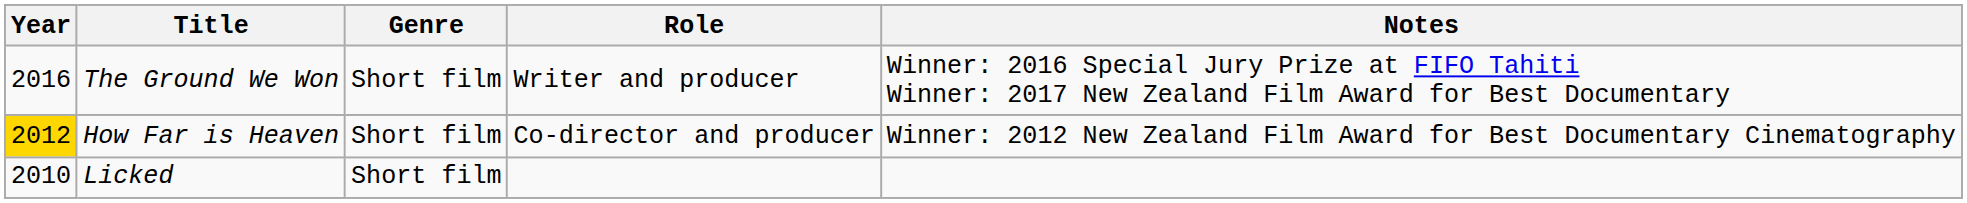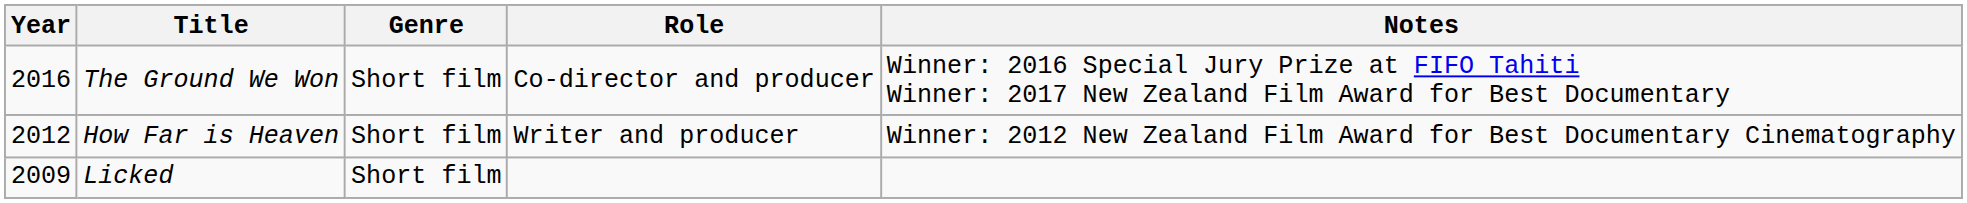(657, 81) Writer and producer -> (694, 81) Co-director and producer
(41, 136) gold background -> (41, 136) no background
(694, 136) Co-director and producer -> (657, 136) Writer and producer
(41, 177) 2010 -> (41, 177) 2009
